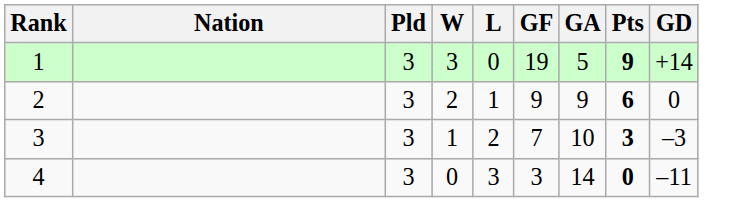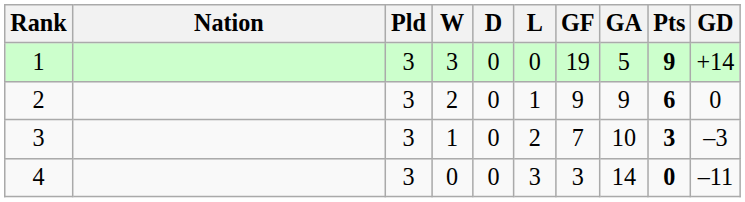+ column: (493, 23)
